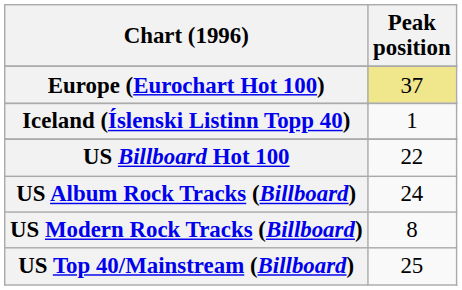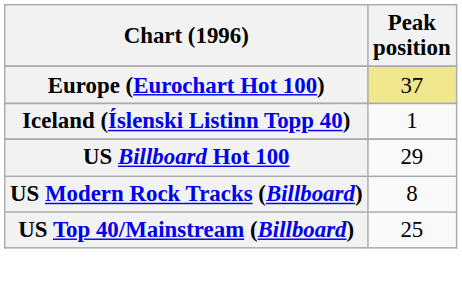(412, 157) 22 -> (412, 157) 29
- row: (186, 193)
